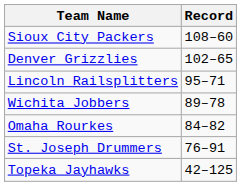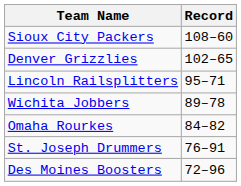+ row: (85, 170)
- row: (69, 170)
